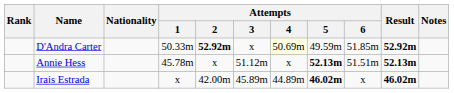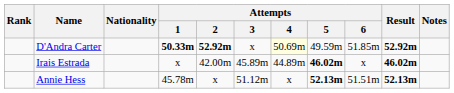(177, 46) normal -> (178, 46) bold
rows swapped: (61, 63) <-> (63, 79)
